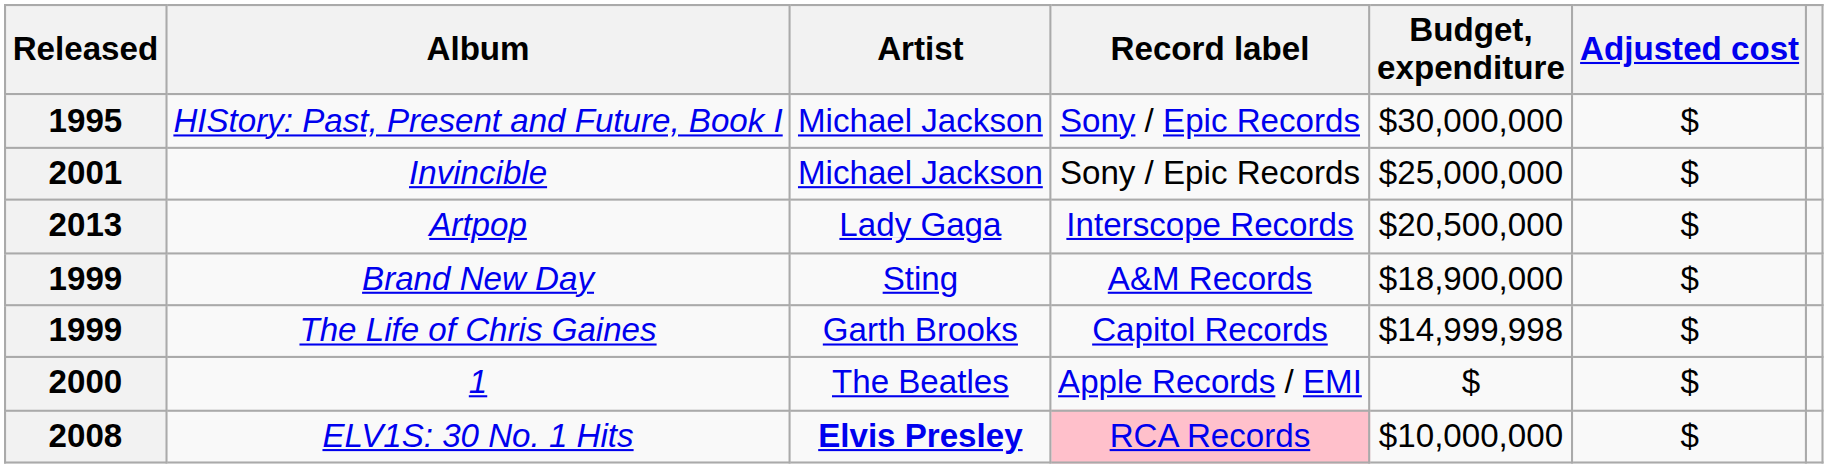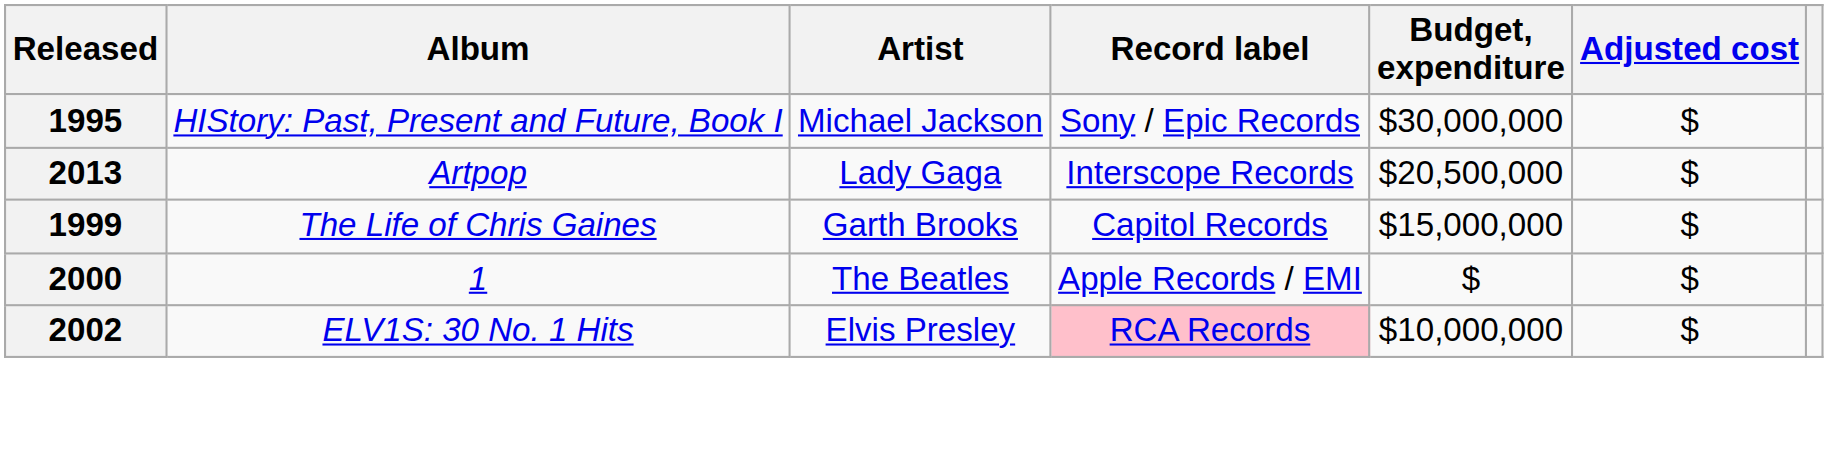- row: (478, 173)
- row: (478, 278)
(1471, 330) $14,999,998 -> (1471, 225) $15,000,000
(85, 435) 2008 -> (85, 330) 2002
(920, 435) bold -> (920, 330) normal
